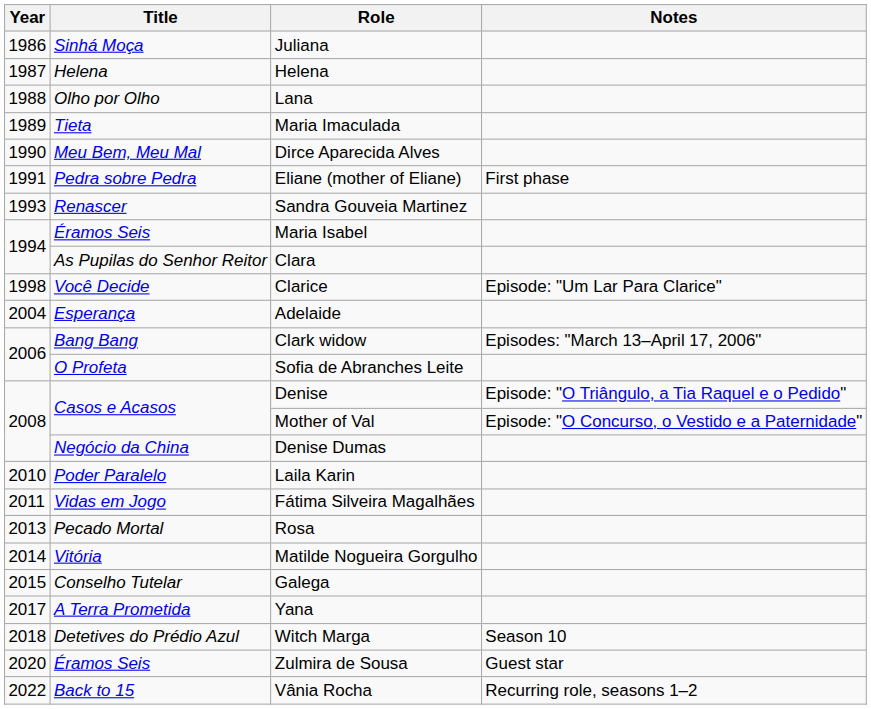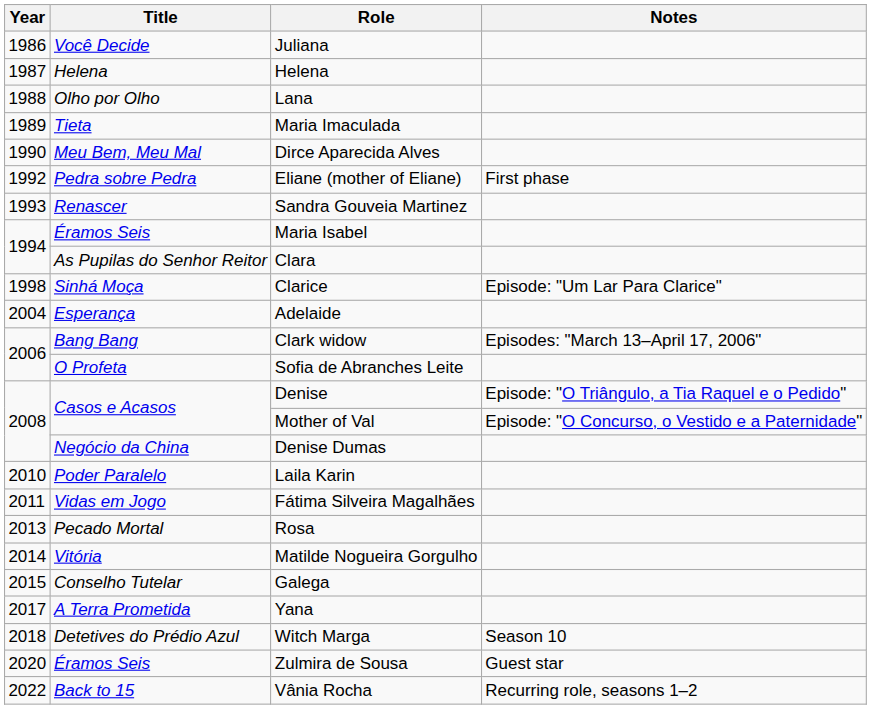(99, 44) Sinhá Moça -> (102, 44) Você Decide
(27, 179) 1991 -> (27, 179) 1992
(102, 286) Você Decide -> (99, 286) Sinhá Moça
